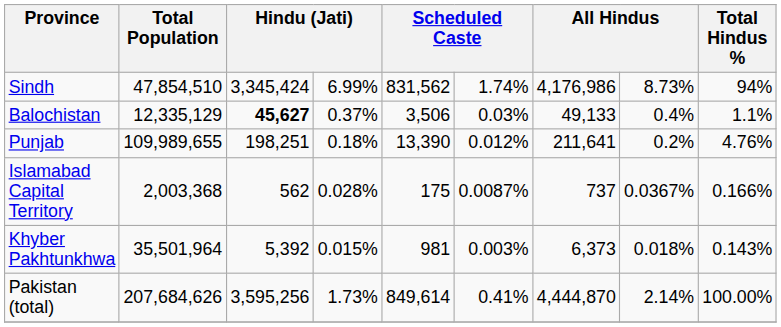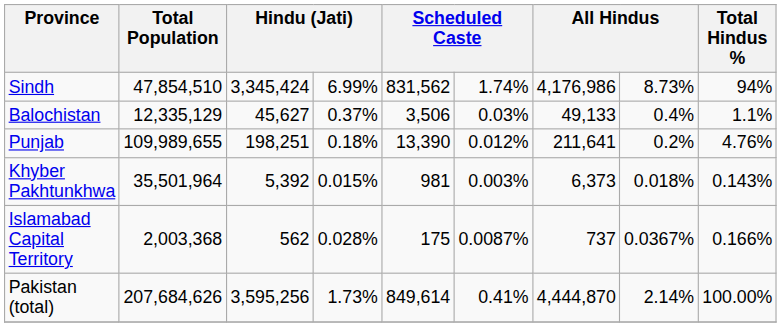(282, 114) bold -> (282, 114) normal
rows swapped: (62, 249) <-> (50, 191)
